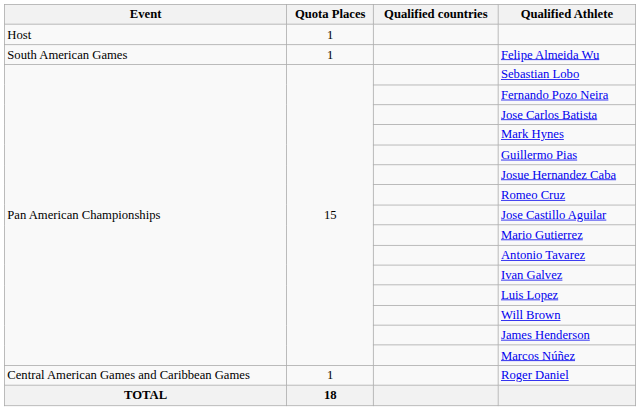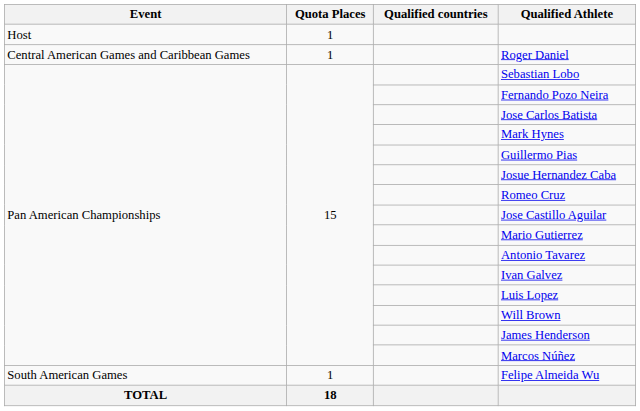rows swapped: (67, 54) <-> (129, 375)
